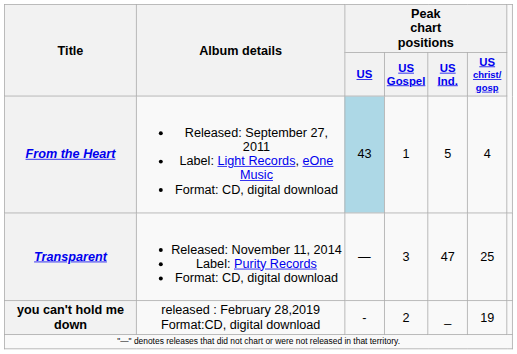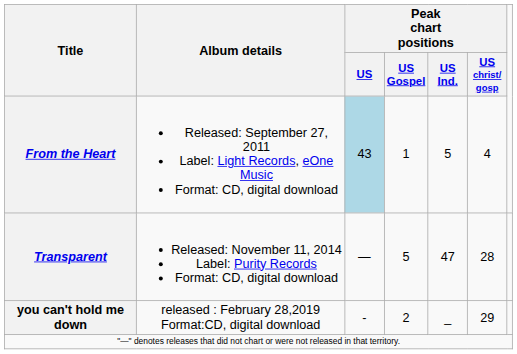(406, 256) 3 -> (406, 256) 5
(487, 256) 25 -> (487, 256) 28
(487, 317) 19 -> (487, 317) 29
